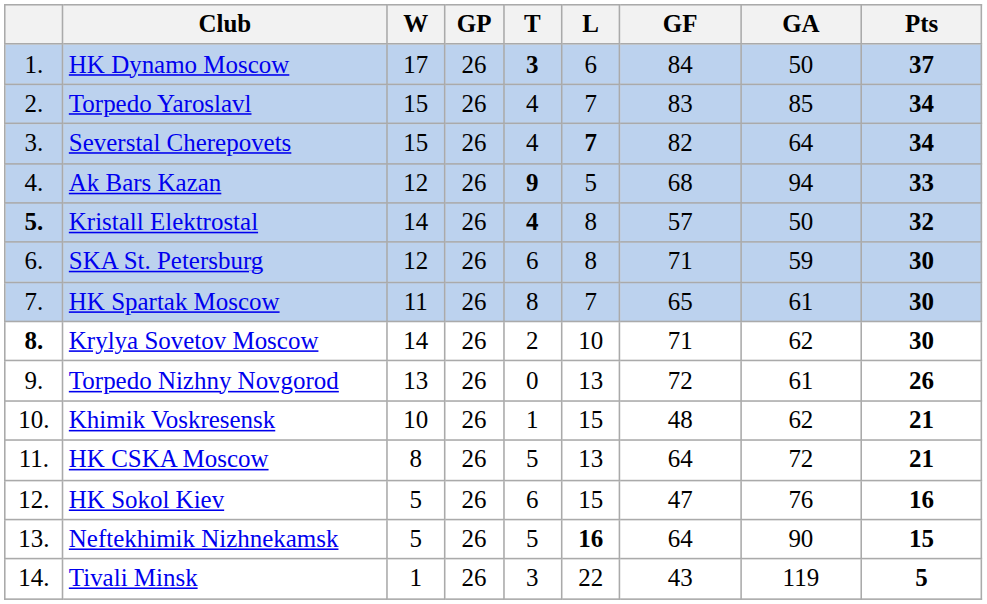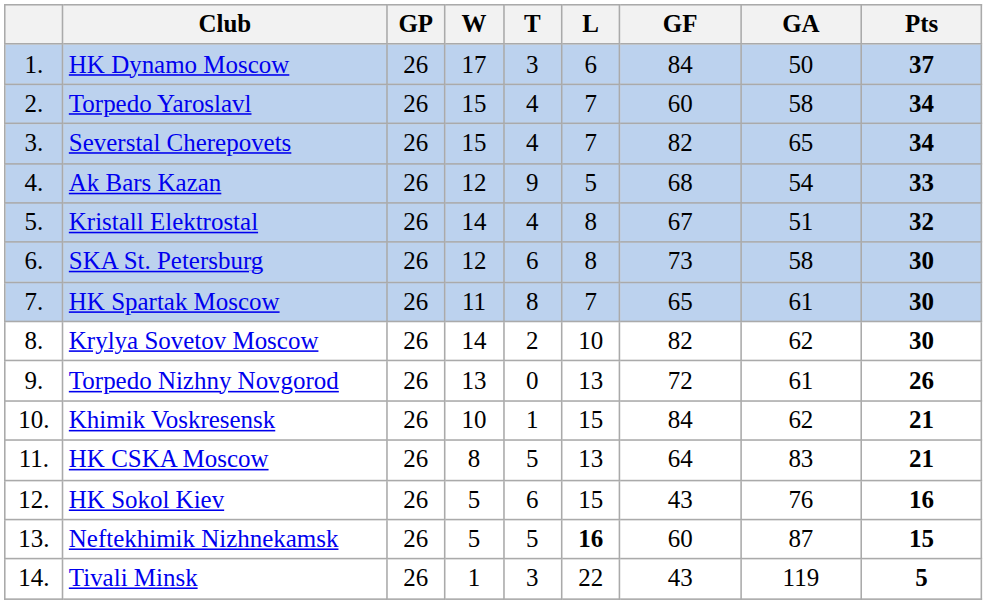columns swapped: (474, 24) <-> (416, 24)
(532, 63) bold -> (532, 63) normal
(680, 103) 83 -> (680, 103) 60
(801, 103) 85 -> (801, 103) 58
(591, 143) bold -> (591, 143) normal
(801, 143) 64 -> (801, 143) 65
(532, 182) bold -> (532, 182) normal
(801, 182) 94 -> (801, 182) 54
(34, 222) bold -> (34, 222) normal
(532, 222) bold -> (532, 222) normal
(680, 222) 57 -> (680, 222) 67
(801, 222) 50 -> (801, 222) 51
(680, 261) 71 -> (680, 261) 73
(801, 261) 59 -> (801, 261) 58
(34, 340) bold -> (34, 340) normal
(680, 340) 71 -> (680, 340) 82
(680, 420) 48 -> (680, 420) 84
(801, 459) 72 -> (801, 459) 83
(680, 499) 47 -> (680, 499) 43
(680, 538) 64 -> (680, 538) 60
(801, 538) 90 -> (801, 538) 87
